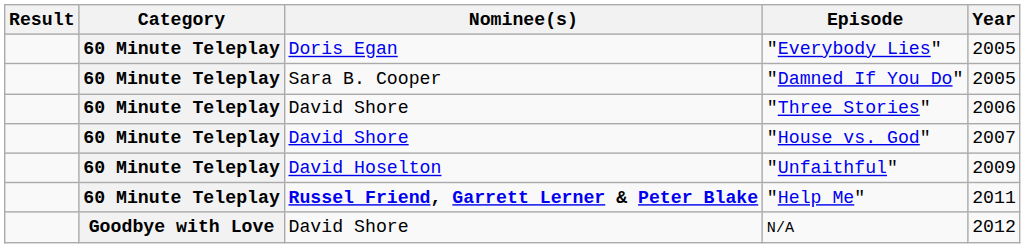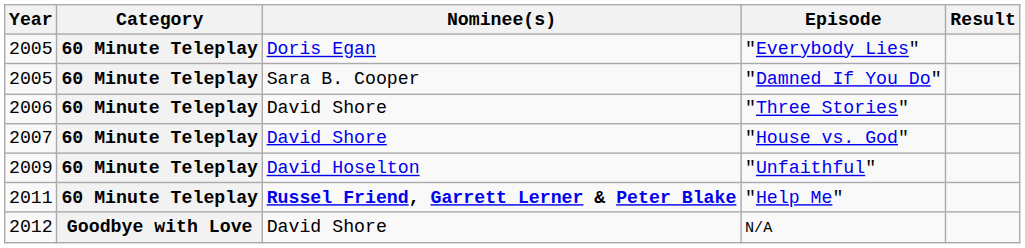columns swapped: (994, 20) <-> (42, 20)
